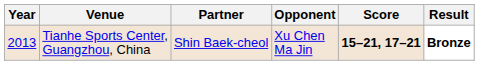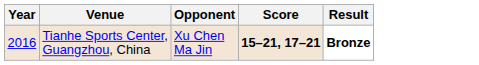- column: (221, 15)
(22, 43) 2013 -> (22, 43) 2016
